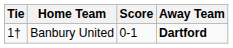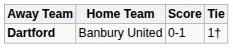columns swapped: (16, 14) <-> (192, 14)
